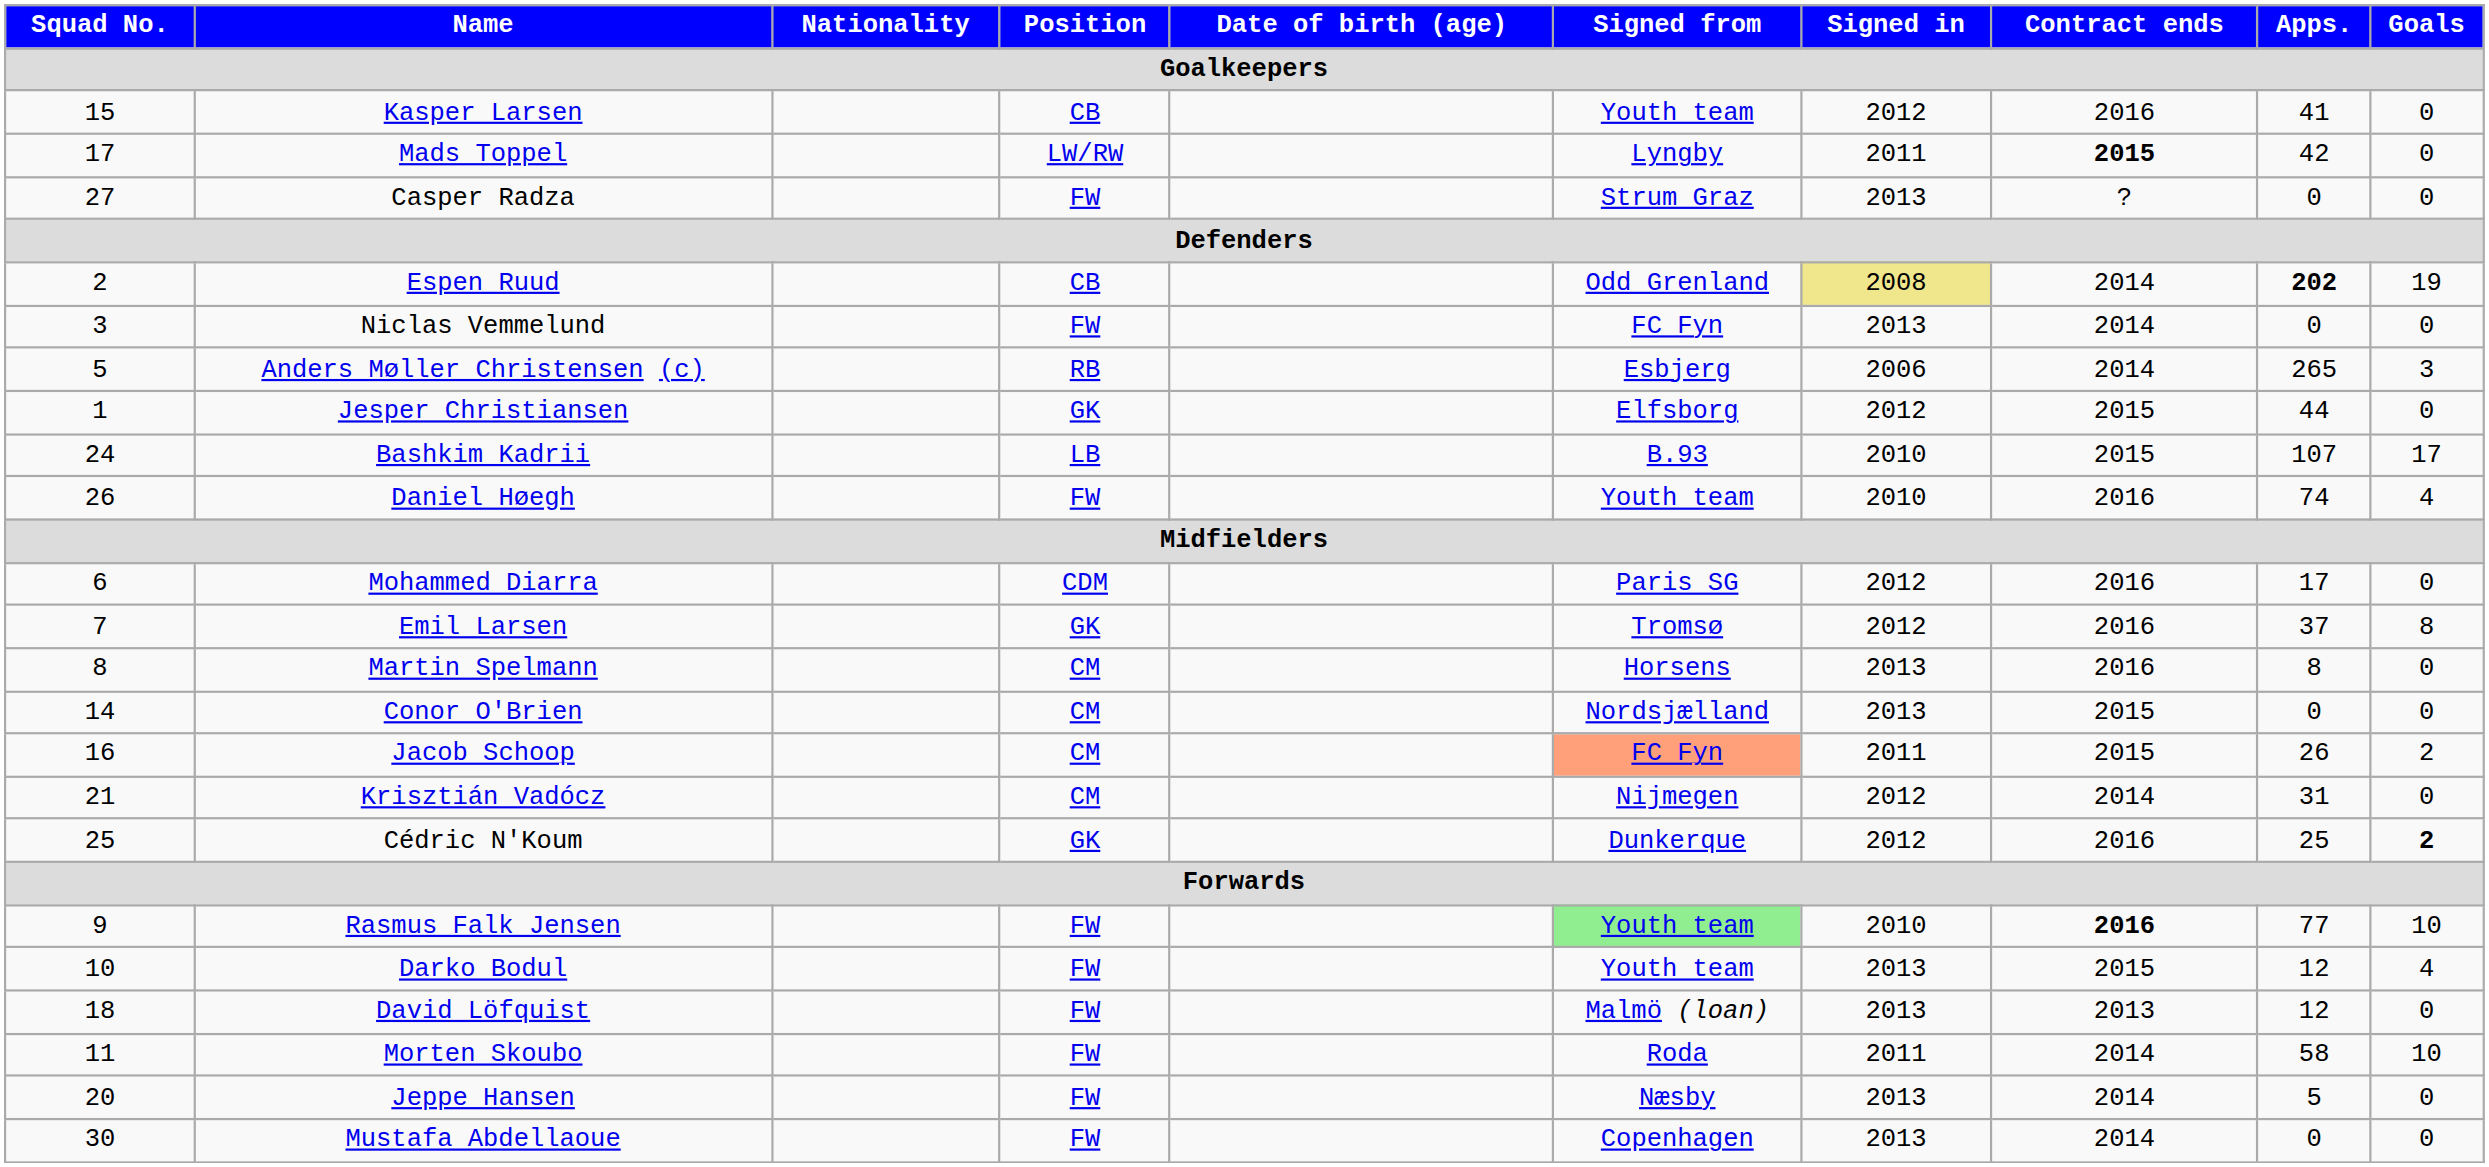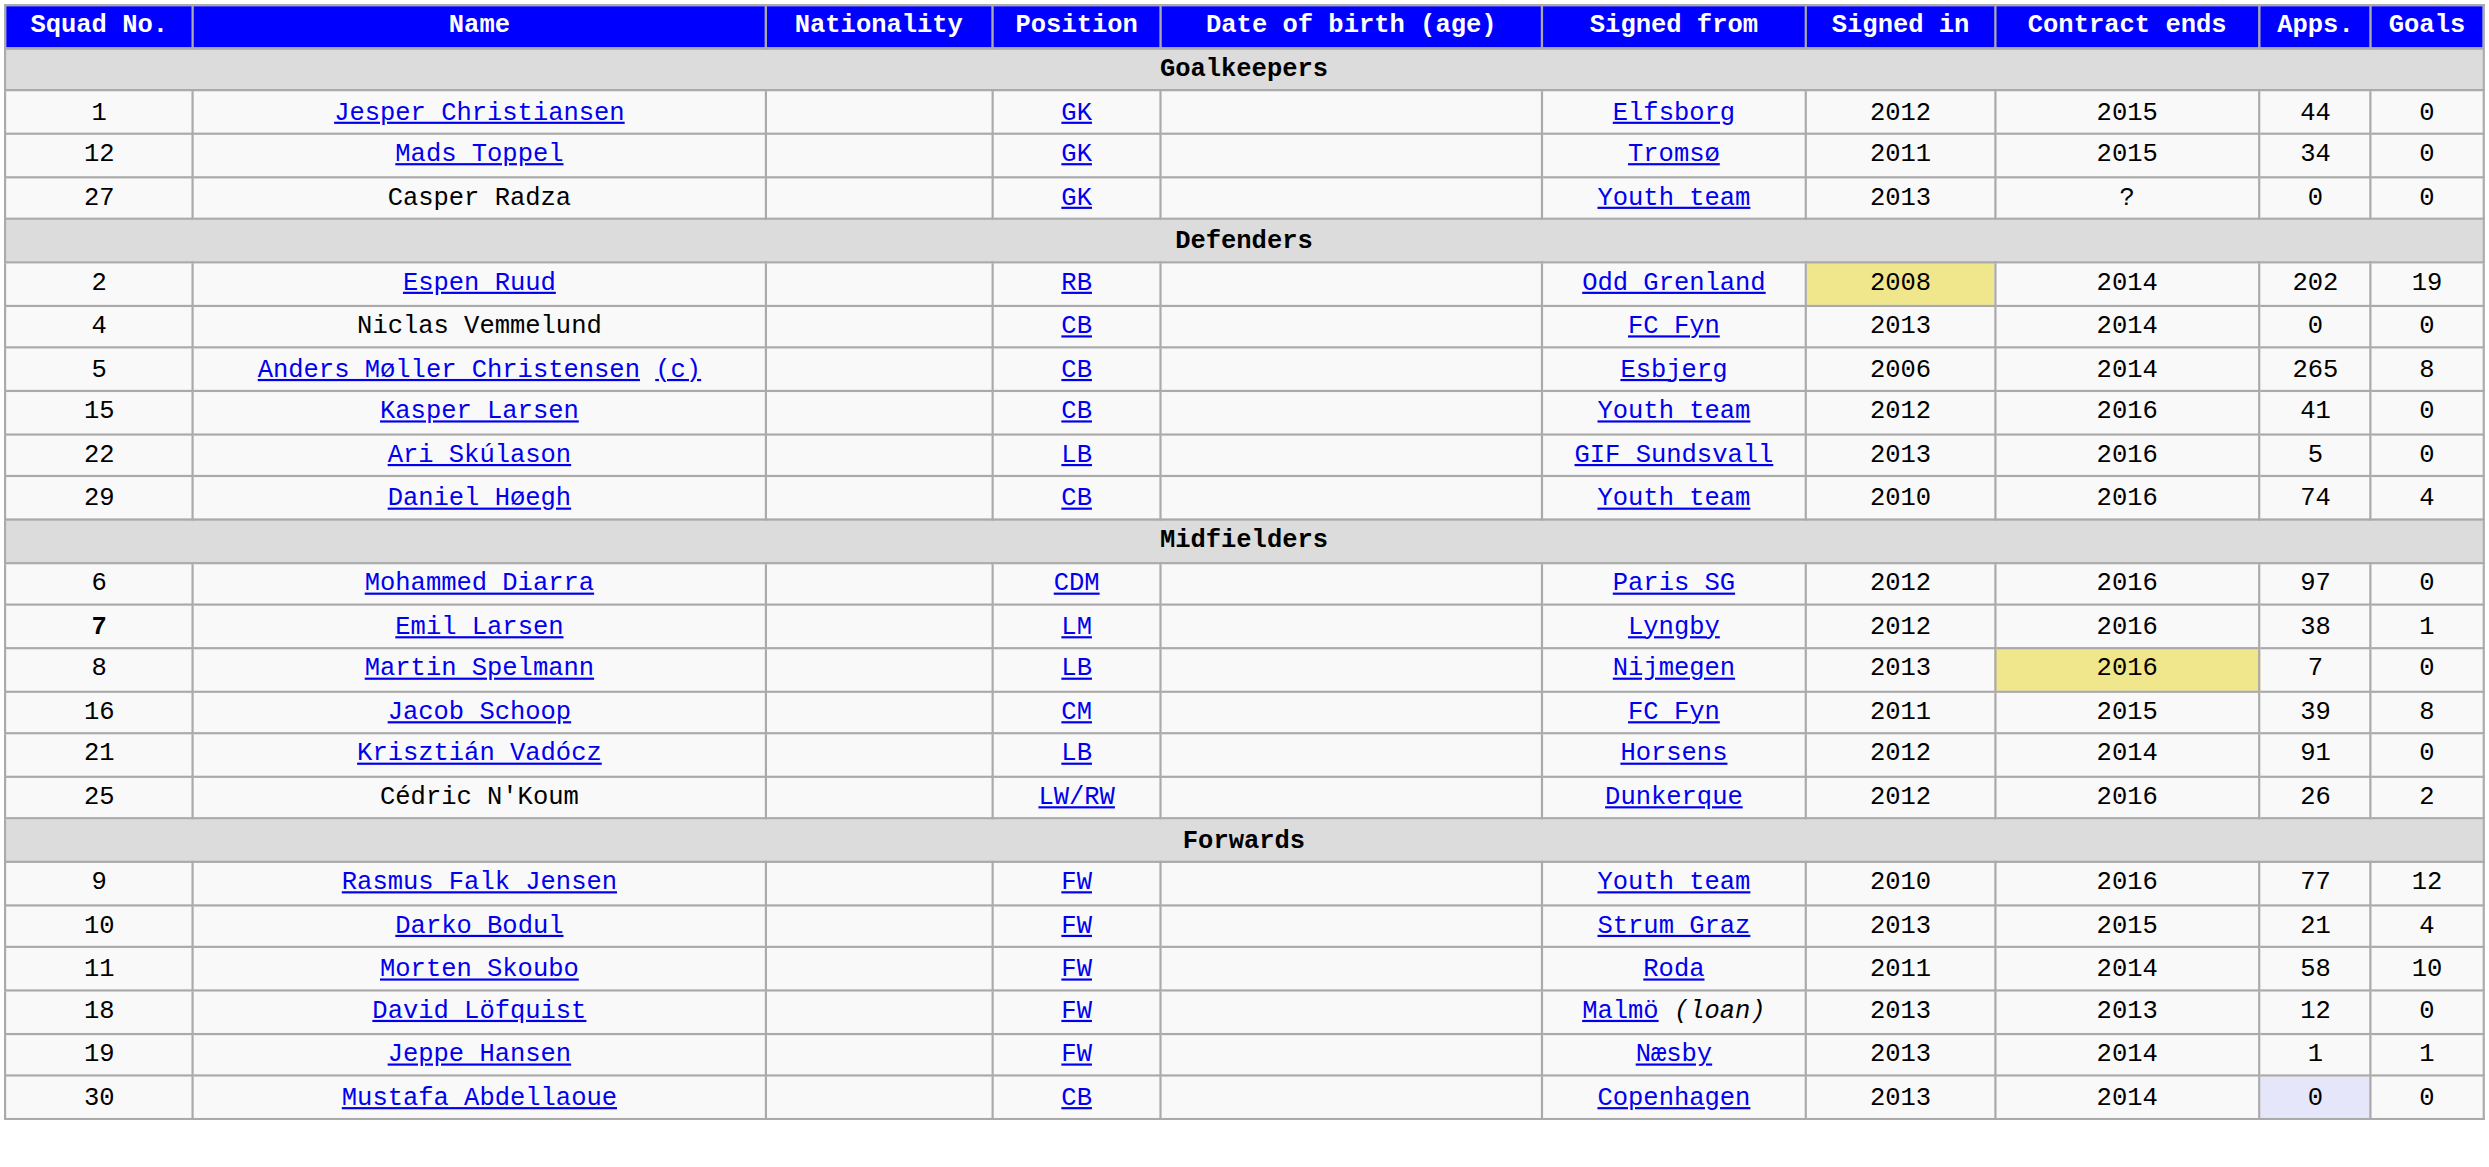rows swapped: (483, 412) <-> (483, 112)
(100, 155) 17 -> (99, 155) 12
(1085, 155) LW/RW -> (1077, 155) GK
(1677, 155) Lyngby -> (1674, 155) Tromsø
(2124, 155) bold -> (2127, 155) normal
(2314, 155) 42 -> (2315, 155) 34
(1085, 198) FW -> (1077, 198) GK
(1677, 198) Strum Graz -> (1674, 198) Youth team
(1085, 283) CB -> (1077, 283) RB
(2314, 283) bold -> (2315, 283) normal
(100, 326) 3 -> (99, 326) 4
(1085, 326) FW -> (1077, 326) CB
(1085, 369) RB -> (1077, 369) CB
(2427, 369) 3 -> (2427, 369) 8
+ row: (479, 455)
- row: (483, 455)
(100, 498) 26 -> (99, 498) 29
(1085, 498) FW -> (1077, 498) CB
(2314, 583) 17 -> (2315, 583) 97
(100, 626) normal -> (99, 626) bold
(1085, 626) GK -> (1077, 626) LM
(1677, 626) Tromsø -> (1674, 626) Lyngby
(2314, 626) 37 -> (2315, 626) 38
(2427, 626) 8 -> (2427, 626) 1
(1085, 669) CM -> (1077, 669) LB
(1677, 669) Horsens -> (1674, 669) Nijmegen
(2124, 669) no background -> (2127, 669) khaki background
(2314, 669) 8 -> (2315, 669) 7
- row: (483, 712)
(1677, 755) lightsalmon background -> (1674, 712) no background
(2314, 755) 26 -> (2315, 712) 39
(2427, 755) 2 -> (2427, 712) 8
(1085, 798) CM -> (1077, 755) LB
(1677, 798) Nijmegen -> (1674, 755) Horsens
(2314, 798) 31 -> (2315, 755) 91
(1085, 840) GK -> (1077, 798) LW/RW
(2314, 840) 25 -> (2315, 798) 26
(2427, 840) bold -> (2427, 798) normal
(1677, 926) lightgreen background -> (1674, 883) no background
(2124, 926) bold -> (2127, 883) normal
(2427, 926) 10 -> (2427, 883) 12
(1677, 969) Youth team -> (1674, 926) Strum Graz
(2314, 969) 12 -> (2315, 926) 21
rows swapped: (483, 1055) <-> (483, 1012)
(100, 1097) 20 -> (99, 1055) 19
(2314, 1097) 5 -> (2315, 1055) 1
(2427, 1097) 0 -> (2427, 1055) 1
(1085, 1140) FW -> (1077, 1097) CB
(2314, 1140) no background -> (2315, 1097) lavender background
